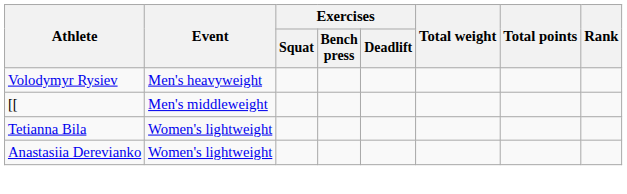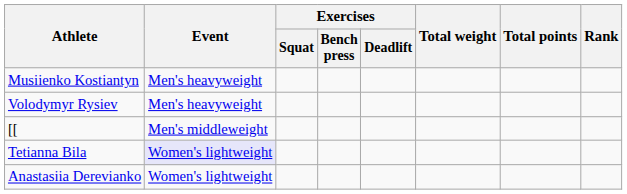+ row: (73, 80)
(210, 128) no background -> (210, 153) lavender background
